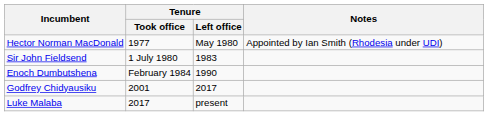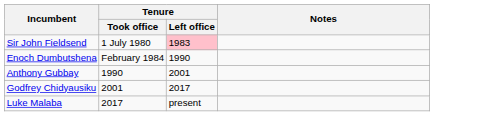- row: (65, 42)
(206, 57) no background -> (179, 42) pink background
+ row: (43, 72)
